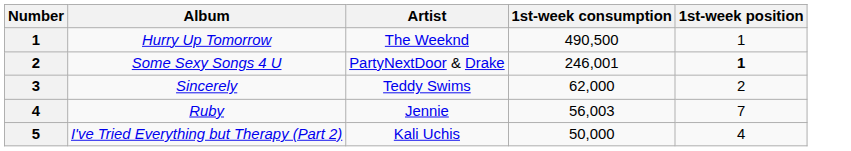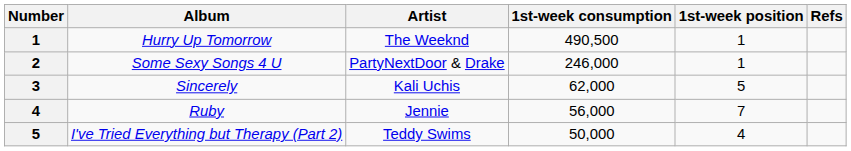+ column: (827, 16)
(592, 63) 246,001 -> (592, 63) 246,000
(741, 63) bold -> (741, 63) normal
(427, 87) Teddy Swims -> (427, 87) Kali Uchis
(741, 87) 2 -> (741, 87) 5
(592, 110) 56,003 -> (592, 110) 56,000
(427, 134) Kali Uchis -> (427, 134) Teddy Swims
